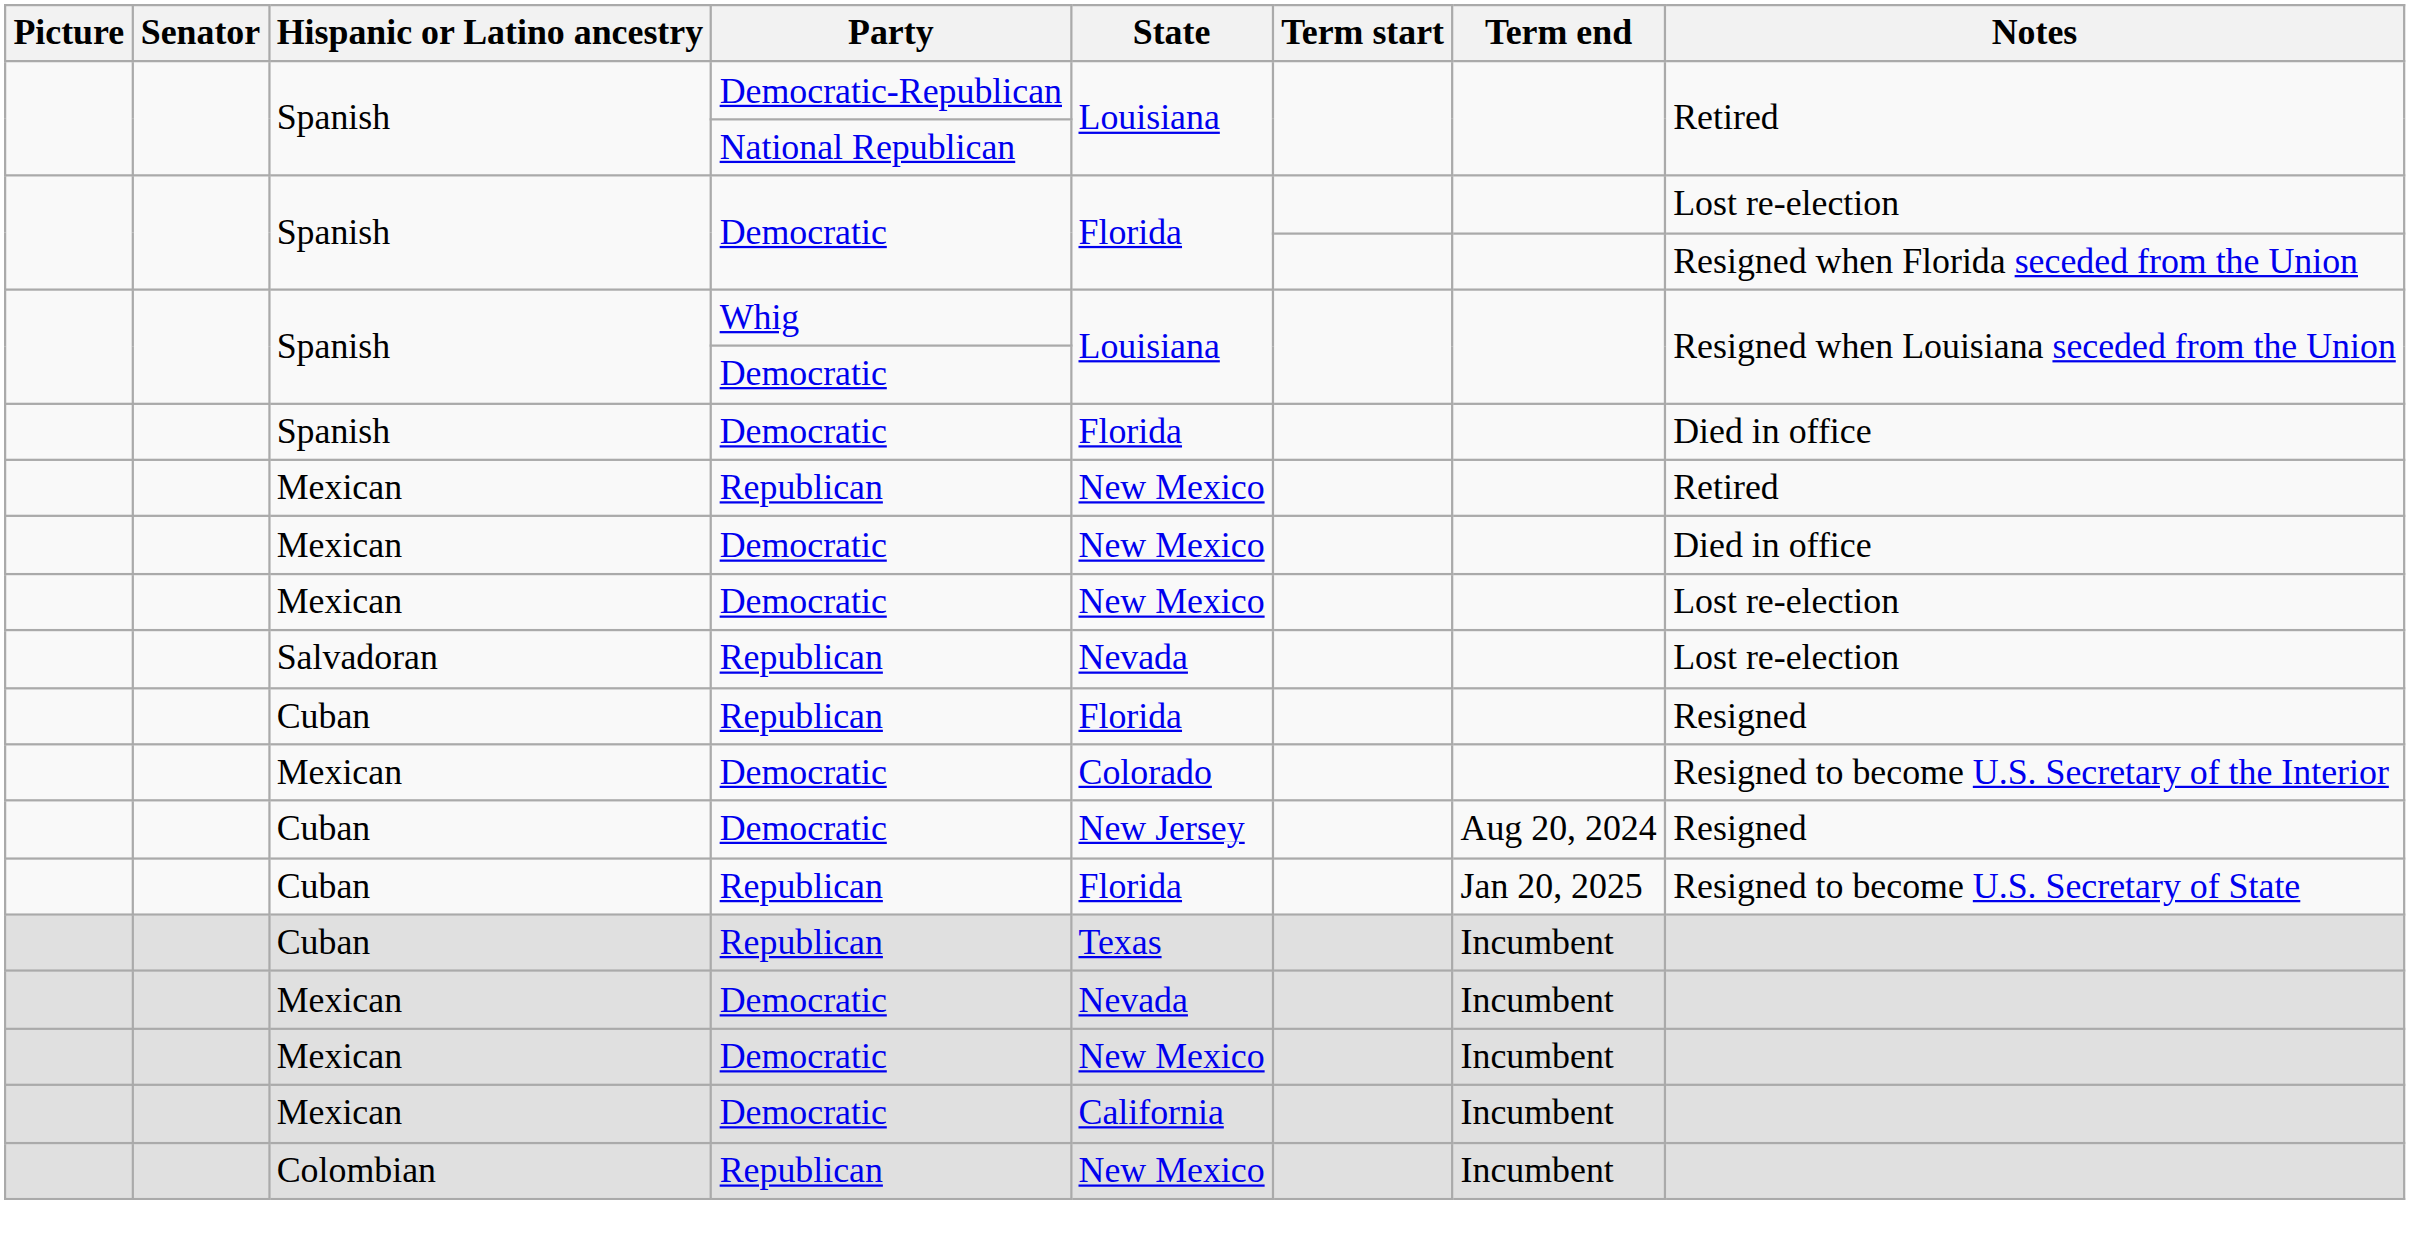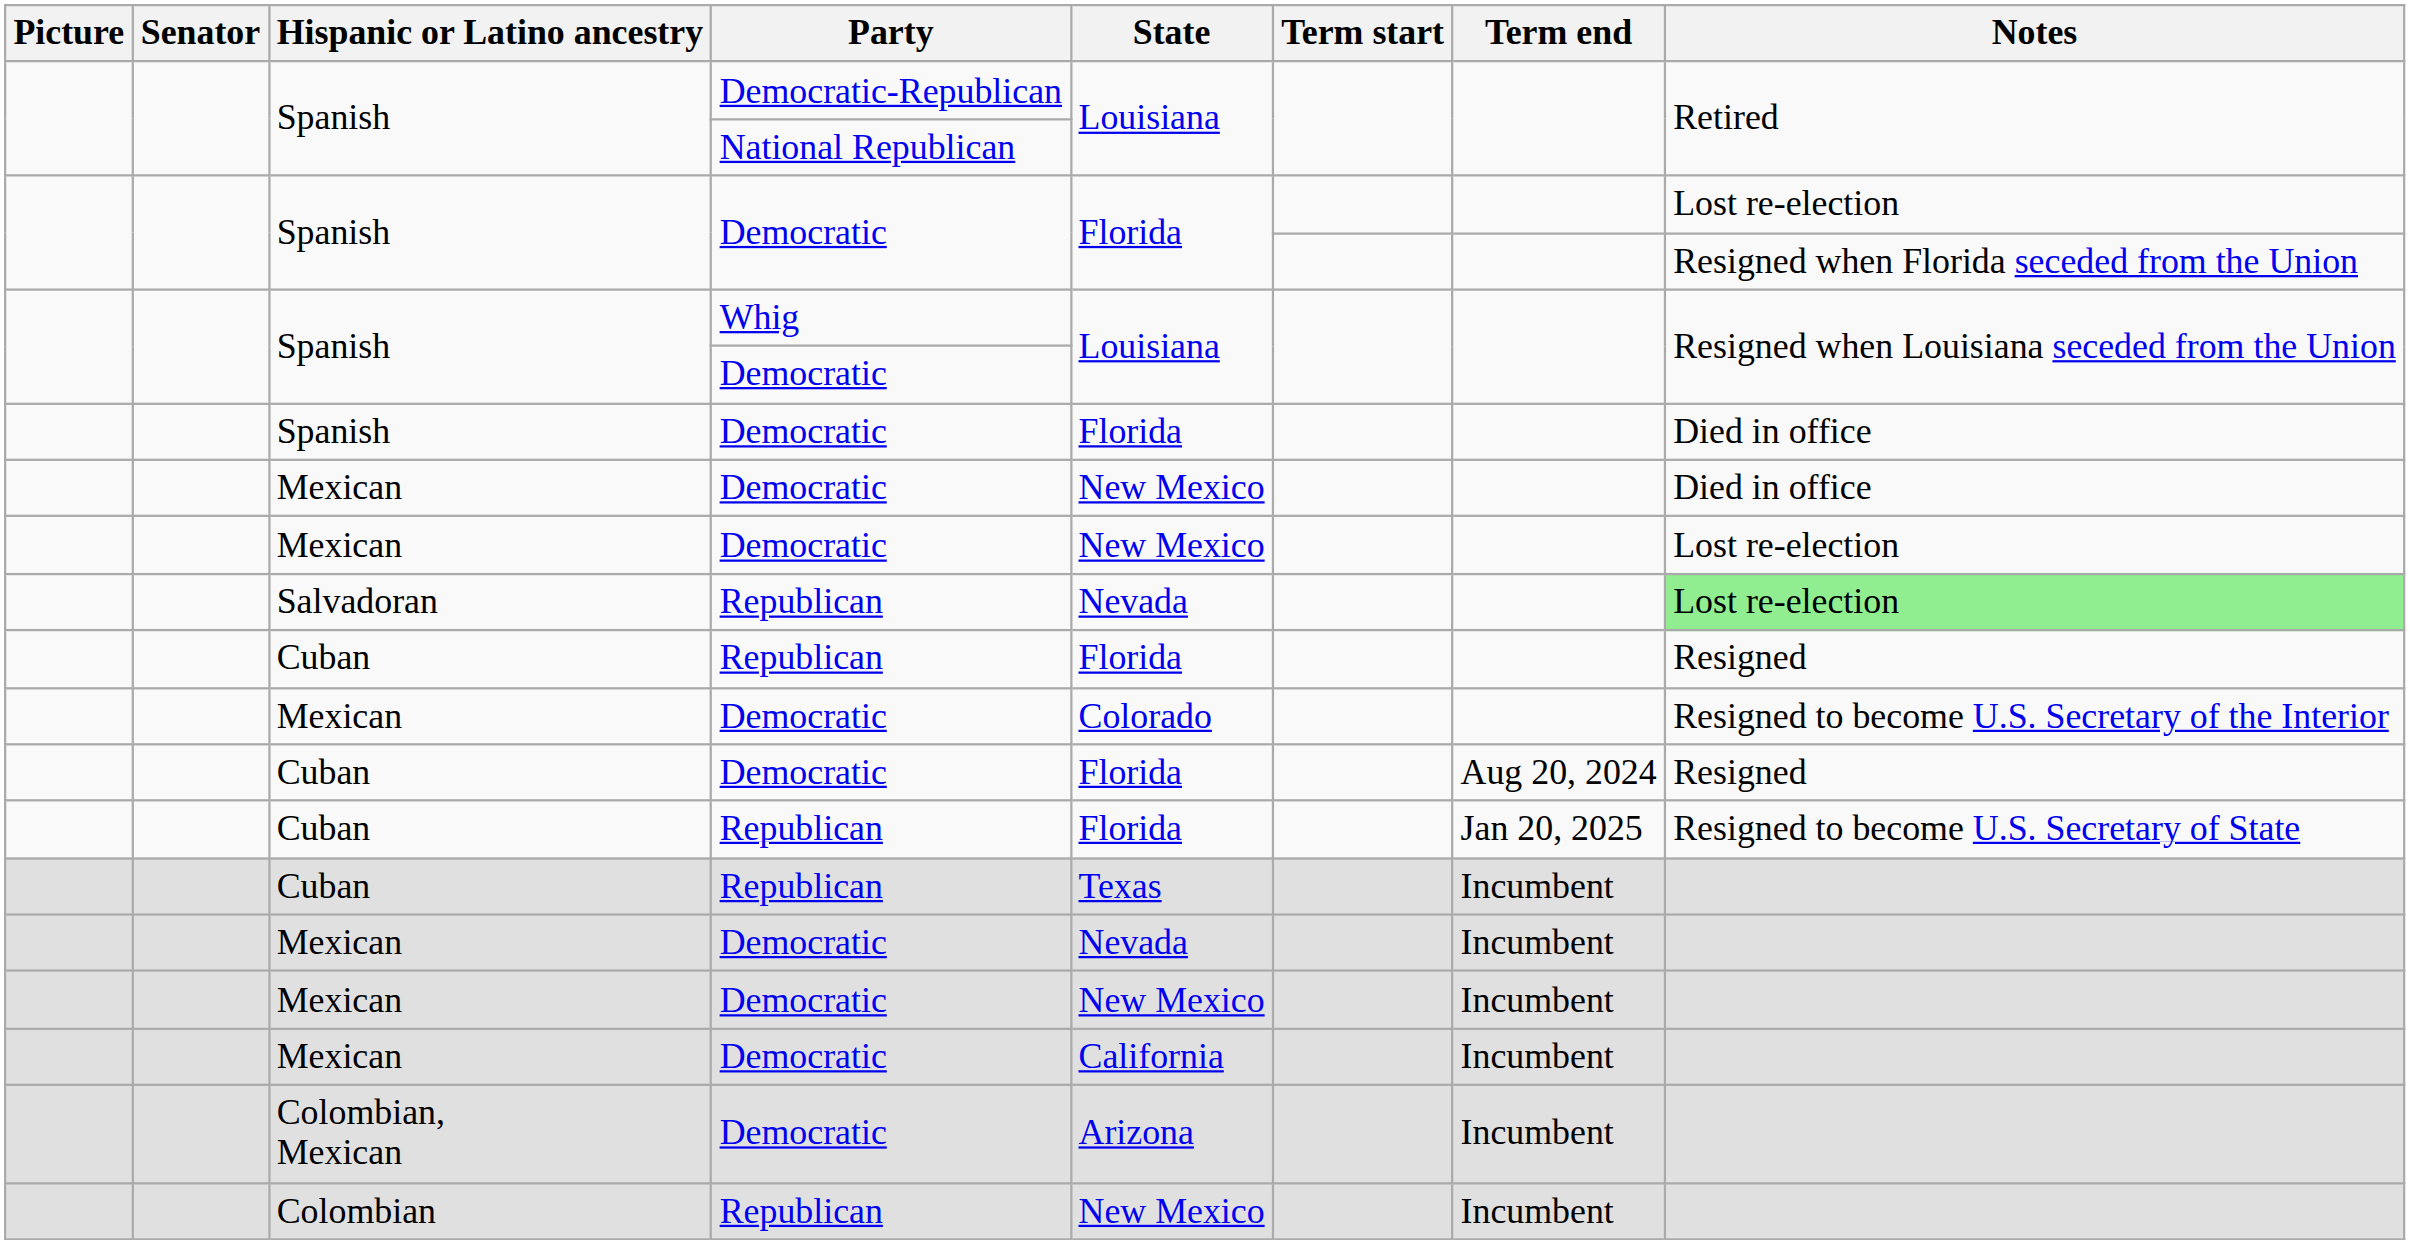- row: (339, 487)
(1786, 658) no background -> (1786, 601) lightgreen background
(1162, 828) New Jersey -> (1130, 771) Florida
+ row: (361, 1133)
